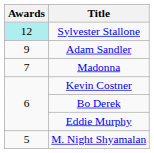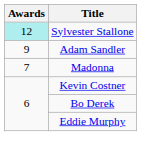- row: (99, 139)
